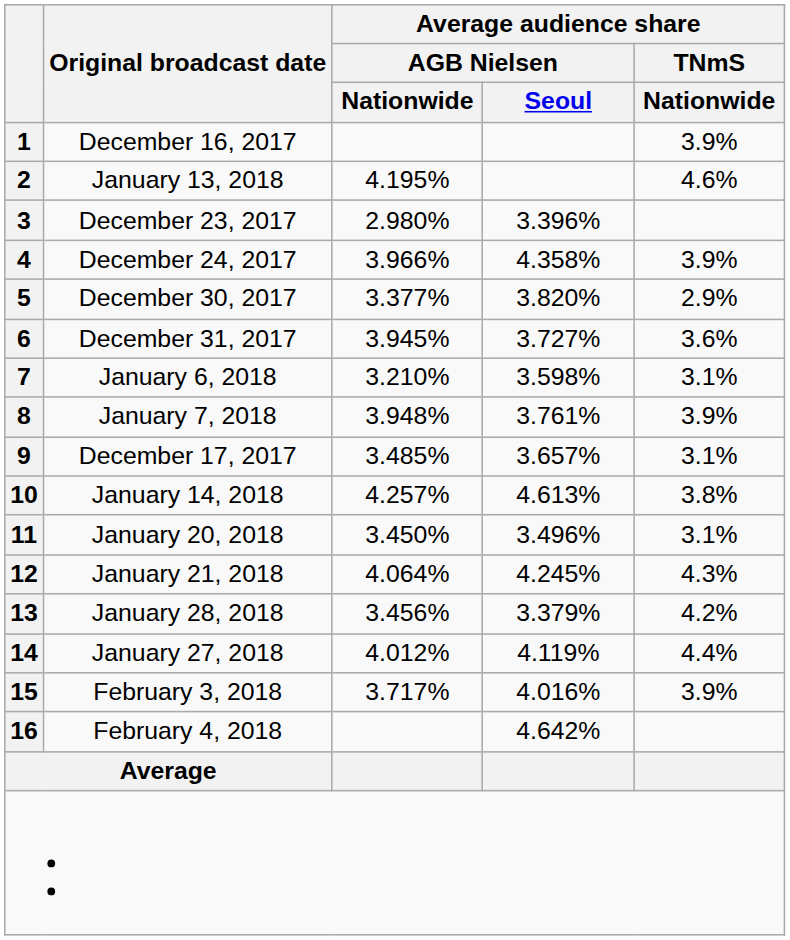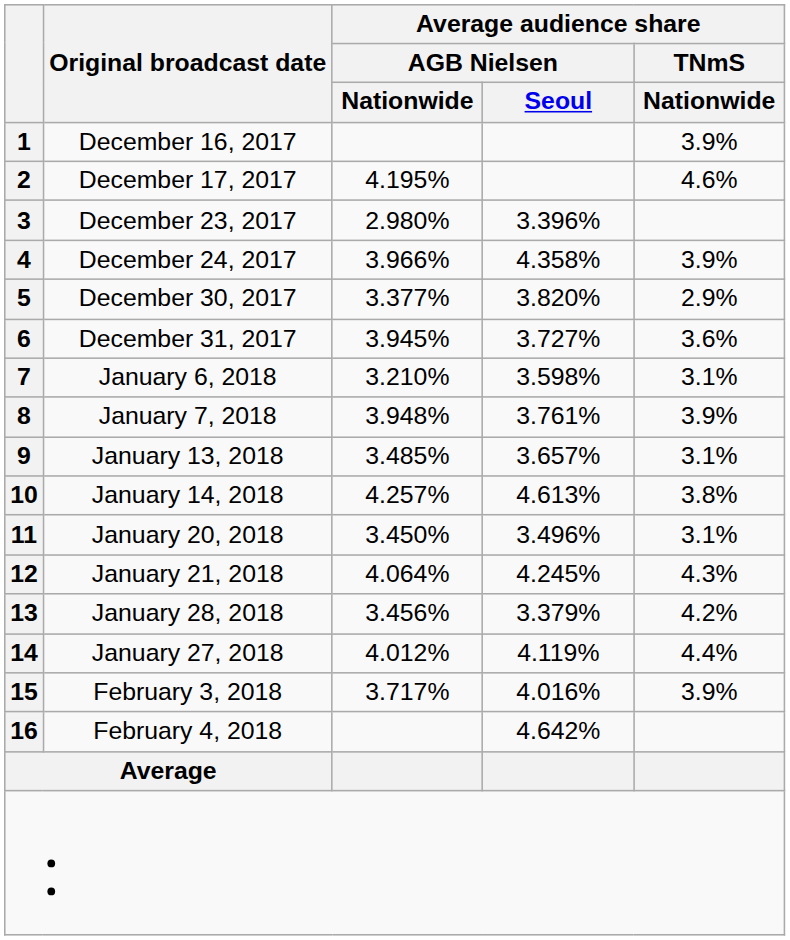(188, 180) January 13, 2018 -> (188, 180) December 17, 2017
(188, 456) December 17, 2017 -> (188, 456) January 13, 2018
